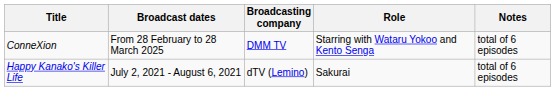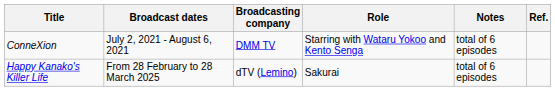+ column: (539, 18)
(163, 45) From 28 February to 28 March 2025 -> (159, 45) July 2, 2021 - August 6, 2021
(176, 72) July 2, 2021 - August 6, 2021 -> (159, 72) From 28 February to 28 March 2025
